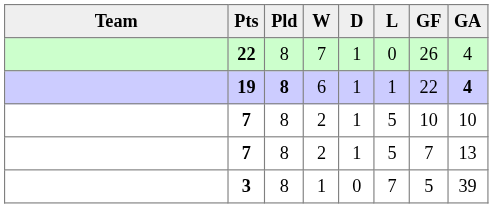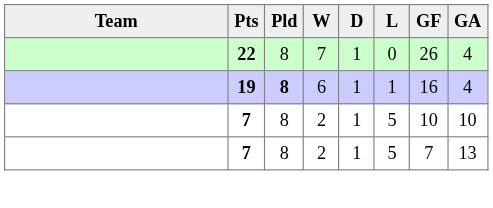(429, 87) 22 -> (429, 87) 16
(468, 87) bold -> (468, 87) normal
- row: (246, 186)
